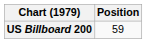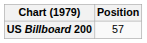(118, 30) 59 -> (118, 30) 57
